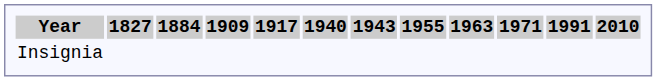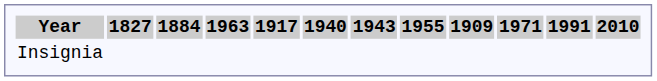columns swapped: (228, 27) <-> (472, 27)
